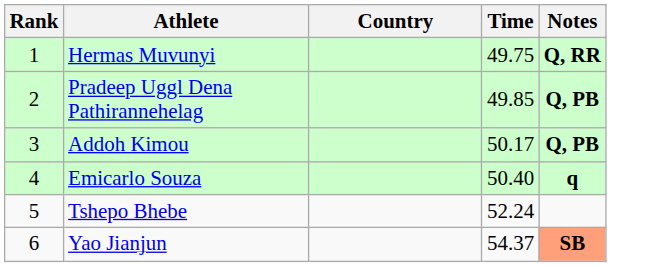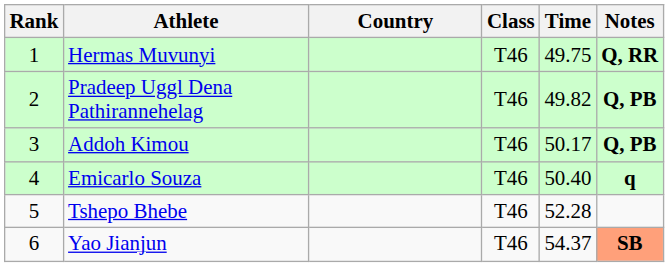+ column: (511, 21)
(511, 99) 49.85 -> (568, 99) 49.82
(511, 210) 52.24 -> (568, 210) 52.28
